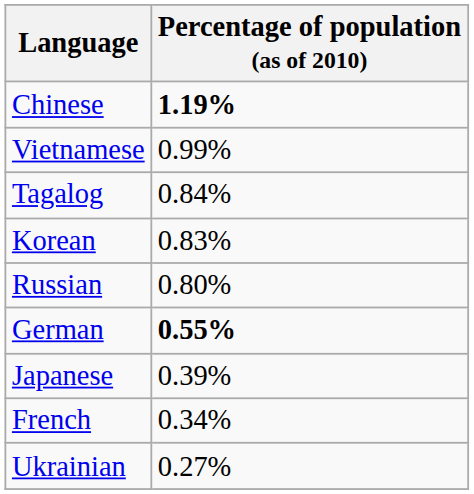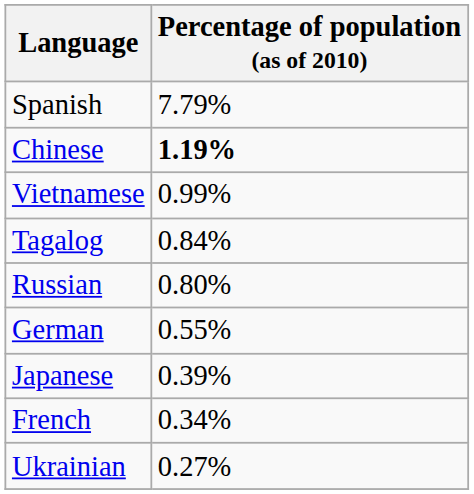+ row: (57, 104)
- row: (54, 239)
(197, 330) bold -> (195, 330) normal
